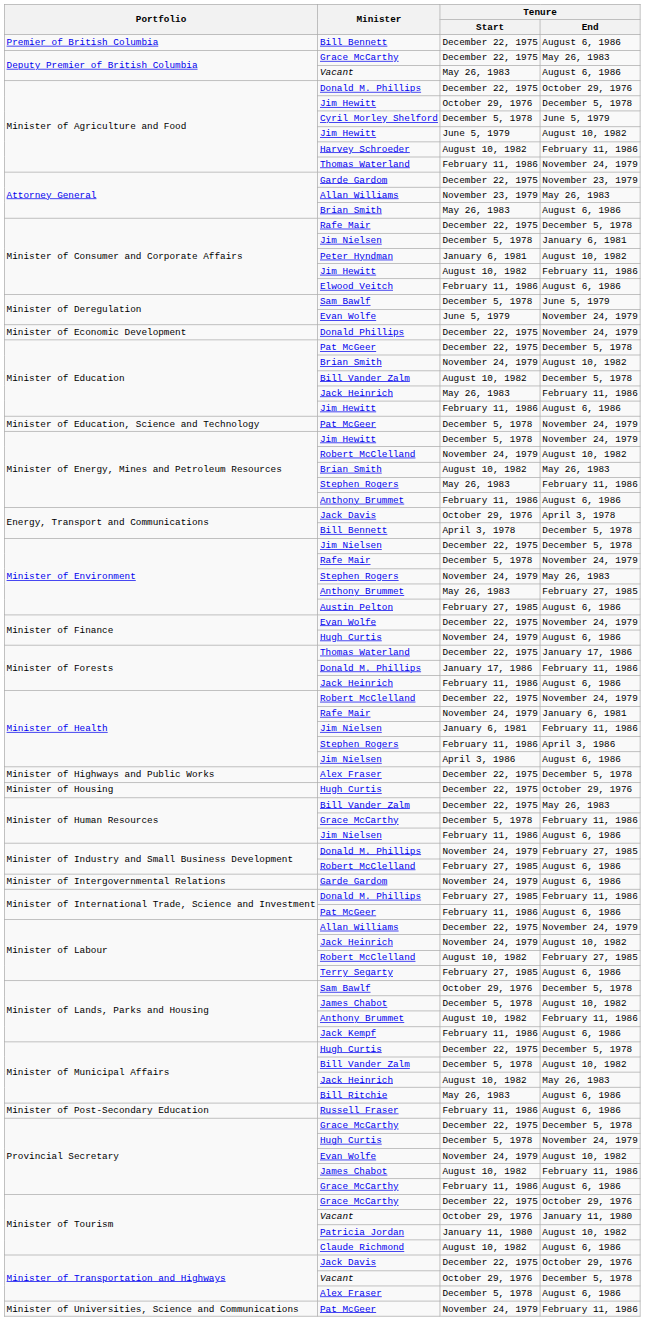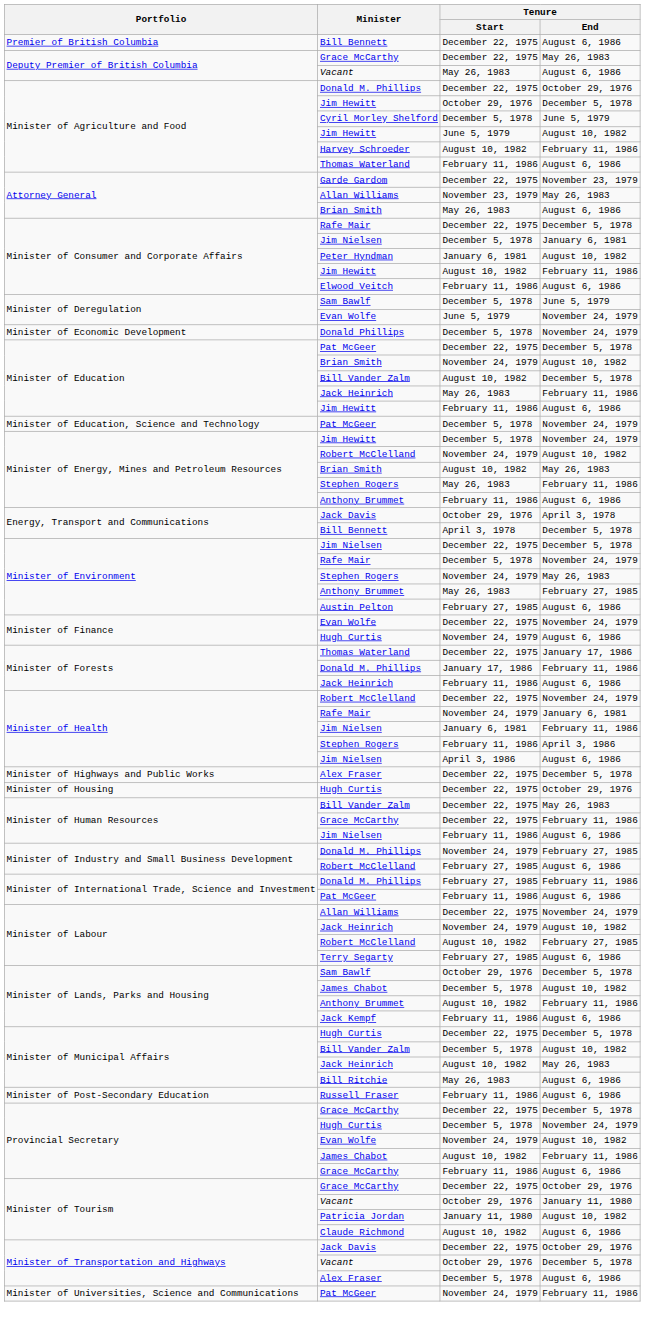(590, 165) November 24, 1979 -> (582, 165) August 6, 1986
(490, 332) December 22, 1975 -> (487, 332) December 5, 1978
(487, 821) December 5, 1978 -> (490, 821) December 22, 1975
- row: (116, 882)
